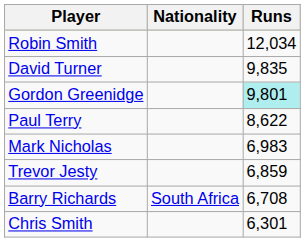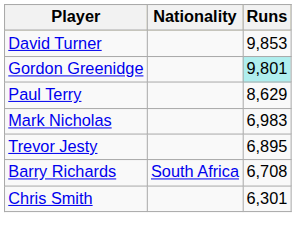- row: (53, 43)
(267, 69) 9,835 -> (267, 43) 9,853
(267, 120) 8,622 -> (267, 95) 8,629
(267, 172) 6,859 -> (267, 146) 6,895
